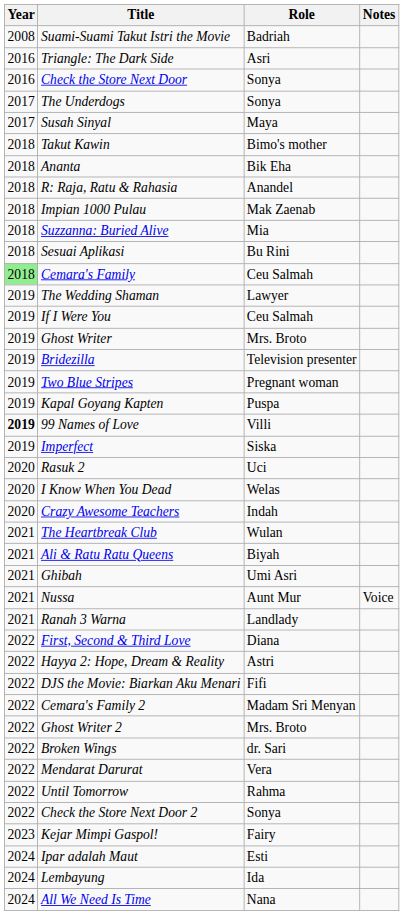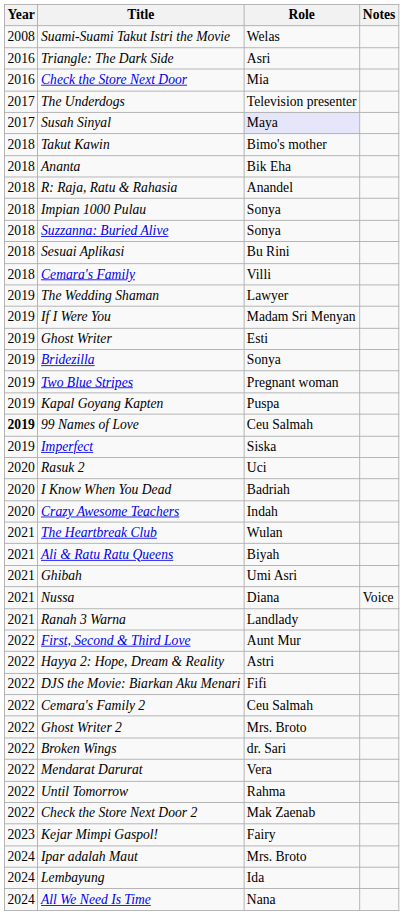(268, 36) Badriah -> (263, 36) Welas
(264, 79) Sonya -> (258, 79) Mia
(264, 101) Sonya -> (302, 101) Television presenter
(262, 123) no background -> (262, 123) lavender background
(281, 209) Mak Zaenab -> (264, 209) Sonya
(258, 230) Mia -> (264, 230) Sonya
(21, 274) lightgreen background -> (21, 274) no background
(280, 274) Ceu Salmah -> (259, 274) Villi
(280, 317) Ceu Salmah -> (301, 317) Madam Sri Menyan
(277, 338) Mrs. Broto -> (257, 338) Esti
(302, 360) Television presenter -> (264, 360) Sonya
(259, 425) Villi -> (280, 425) Ceu Salmah
(263, 489) Welas -> (268, 489) Badriah
(274, 597) Aunt Mur -> (263, 597) Diana
(263, 640) Diana -> (274, 640) Aunt Mur
(301, 705) Madam Sri Menyan -> (280, 705) Ceu Salmah
(264, 813) Sonya -> (281, 813) Mak Zaenab
(257, 856) Esti -> (277, 856) Mrs. Broto
